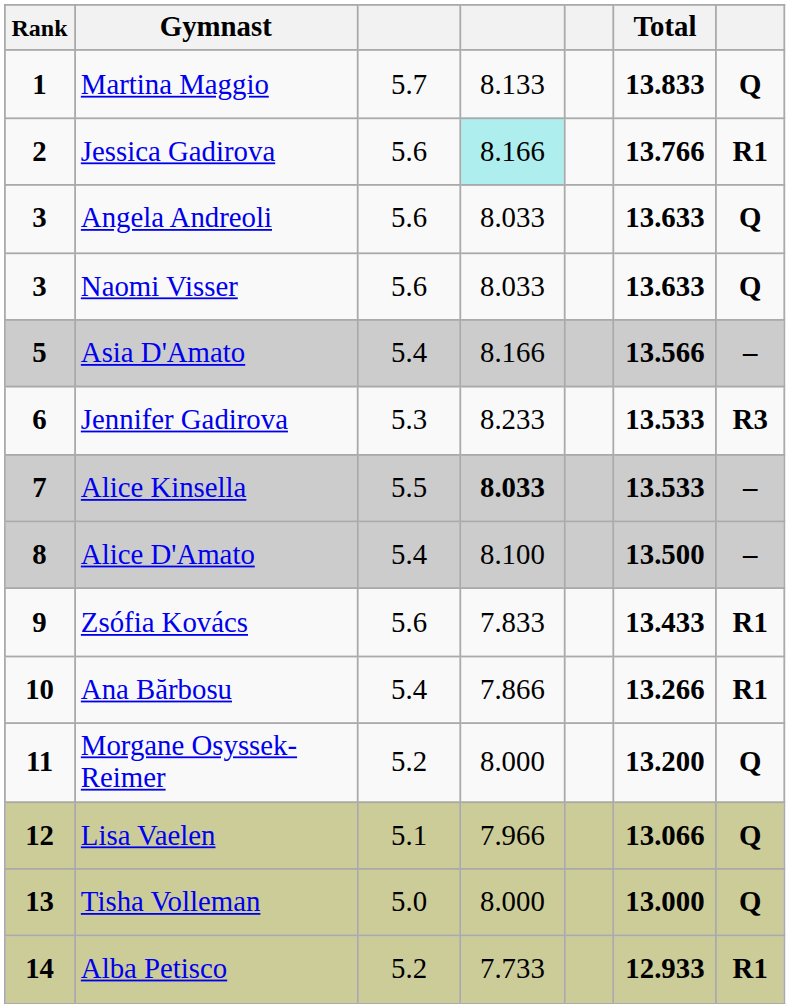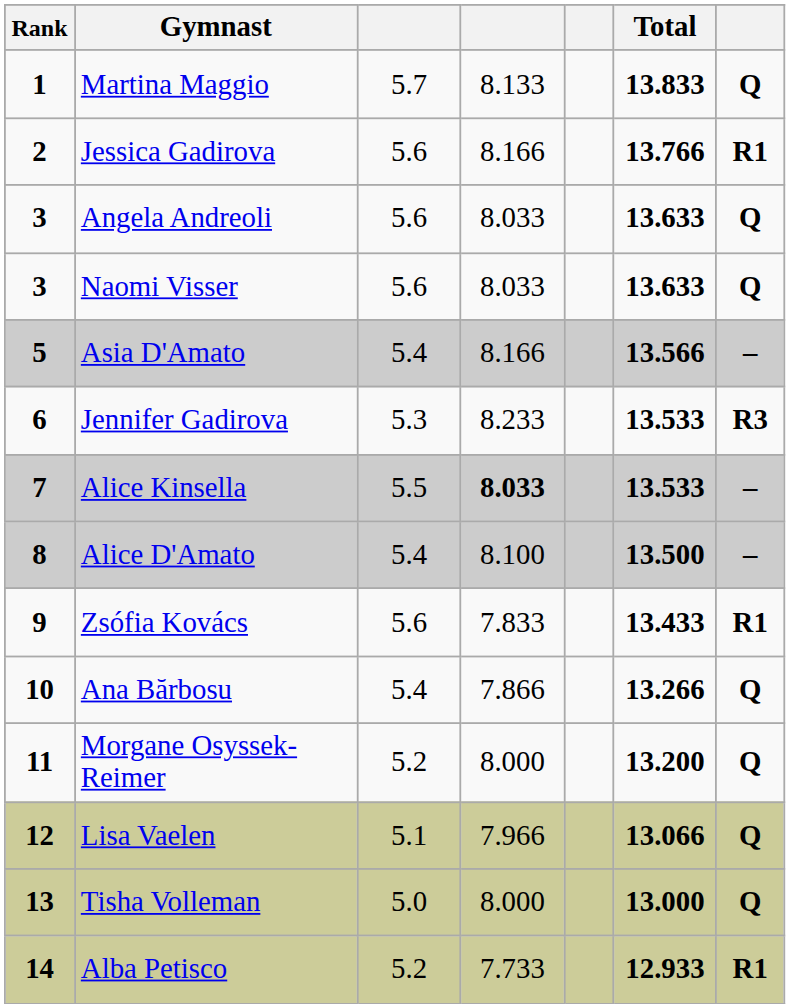(512, 151) paleturquoise background -> (512, 151) no background
(750, 689) R1 -> (750, 689) Q
